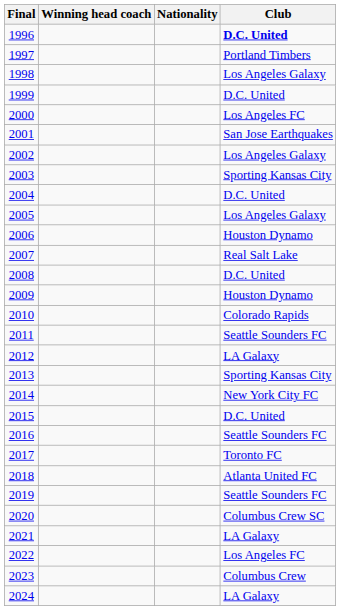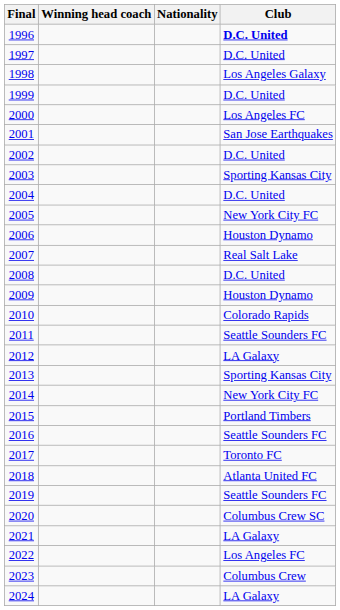(267, 54) Portland Timbers -> (254, 54) D.C. United
(275, 154) Los Angeles Galaxy -> (254, 154) D.C. United
(275, 214) Los Angeles Galaxy -> (271, 214) New York City FC
(254, 415) D.C. United -> (267, 415) Portland Timbers
